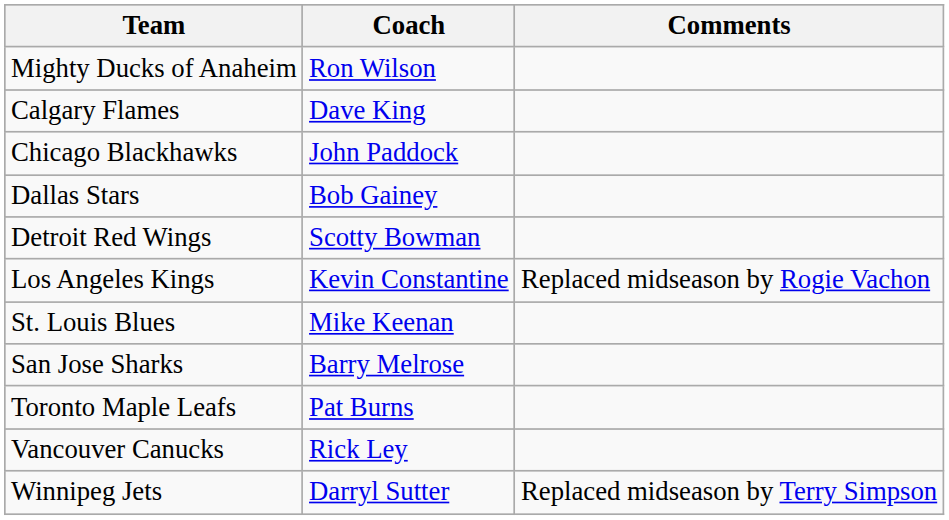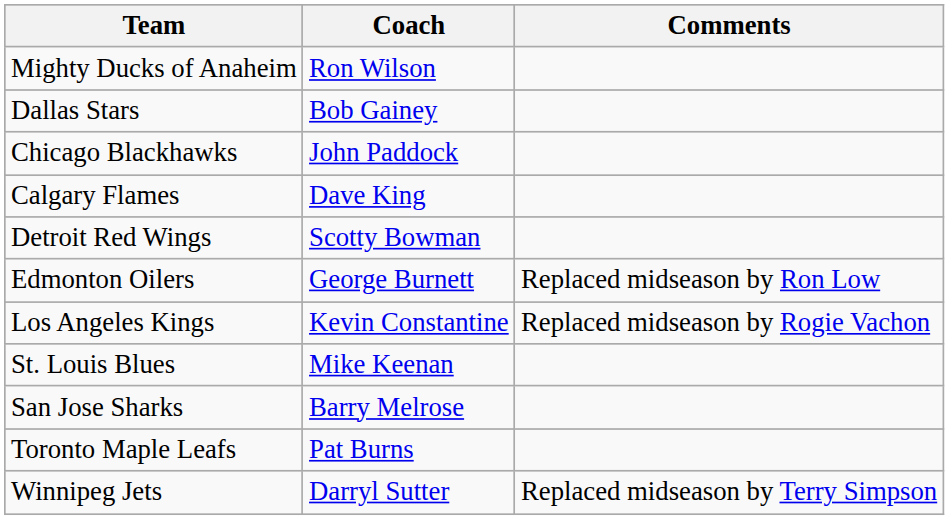rows swapped: (95, 110) <-> (75, 195)
+ row: (103, 279)
- row: (117, 449)
